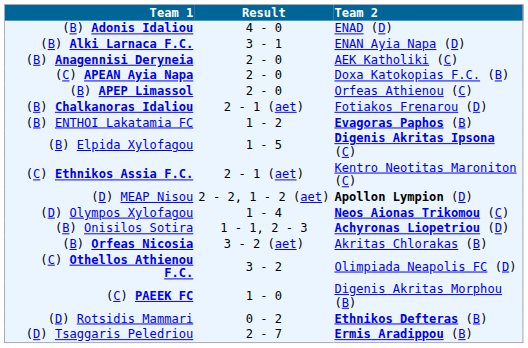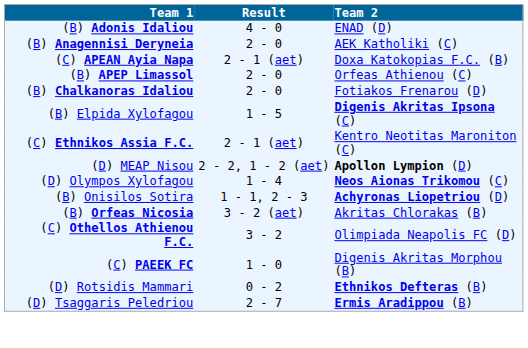- row: (117, 44)
(264, 76) 2 - 0 -> (264, 60) 2 - 1 (aet)
(264, 107) 2 - 1 (aet) -> (264, 91) 2 - 0
- row: (110, 123)
